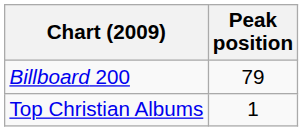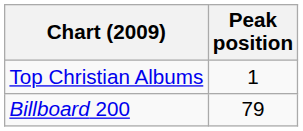rows swapped: (70, 76) <-> (106, 109)
